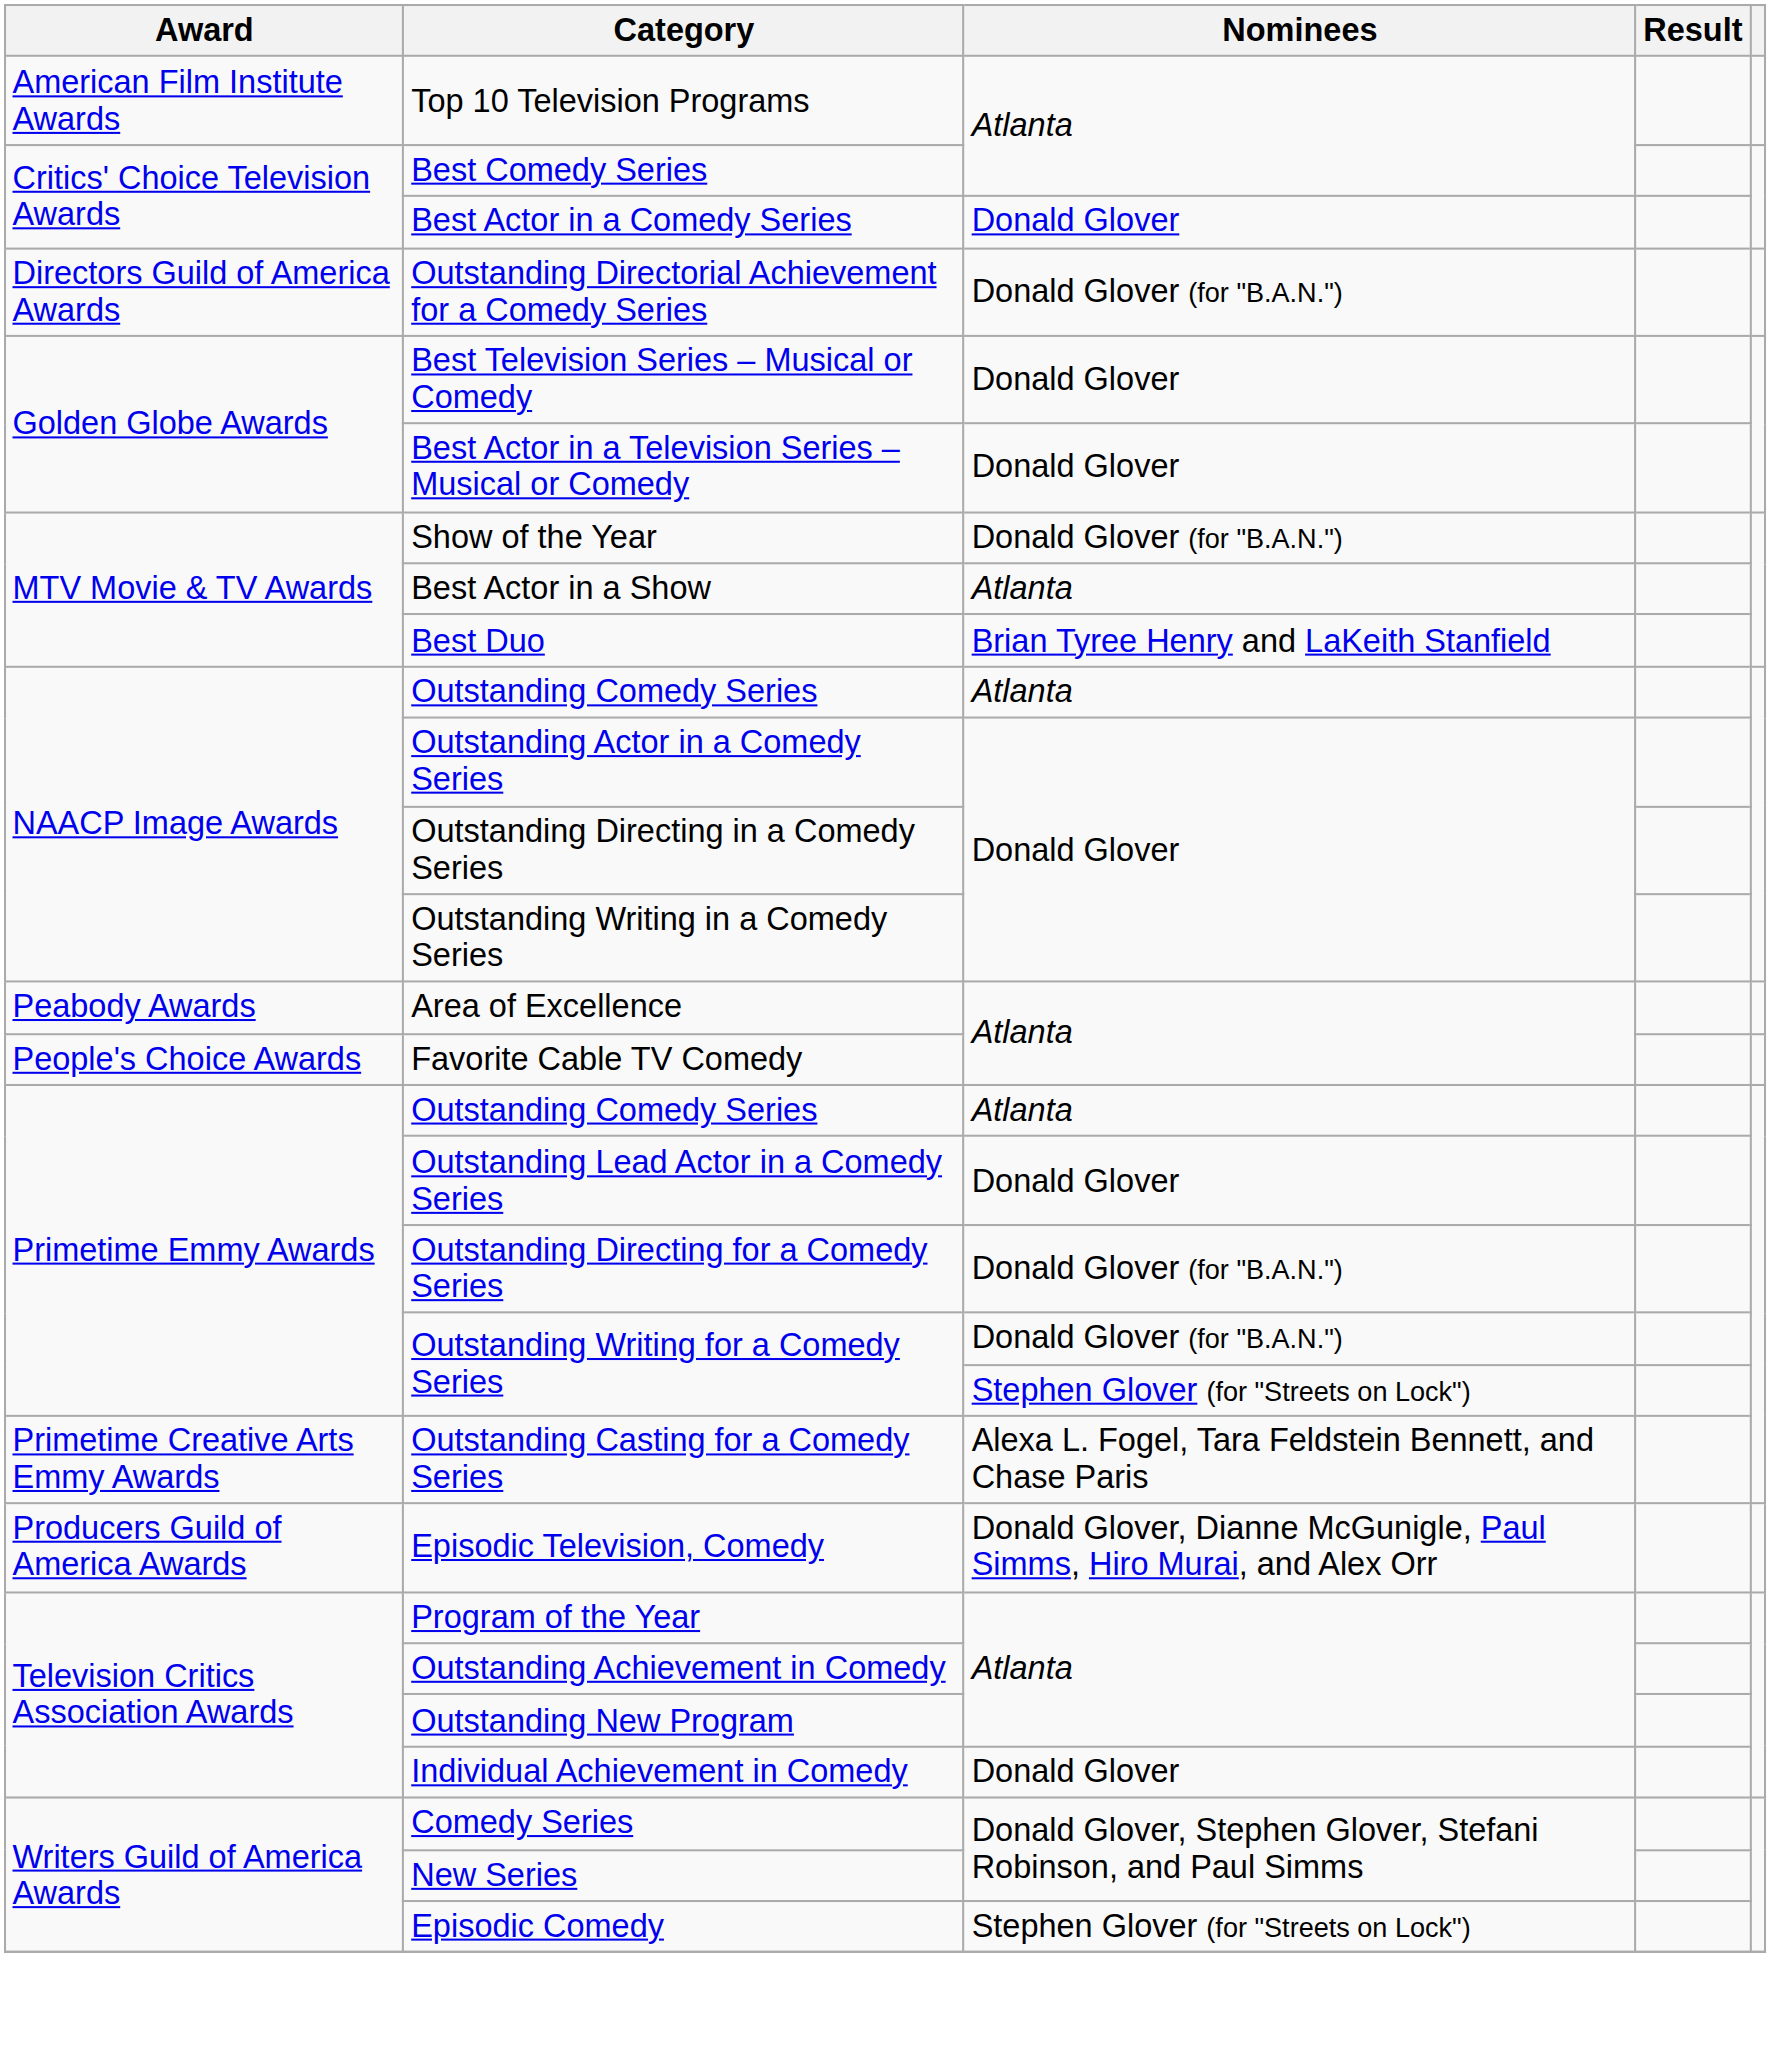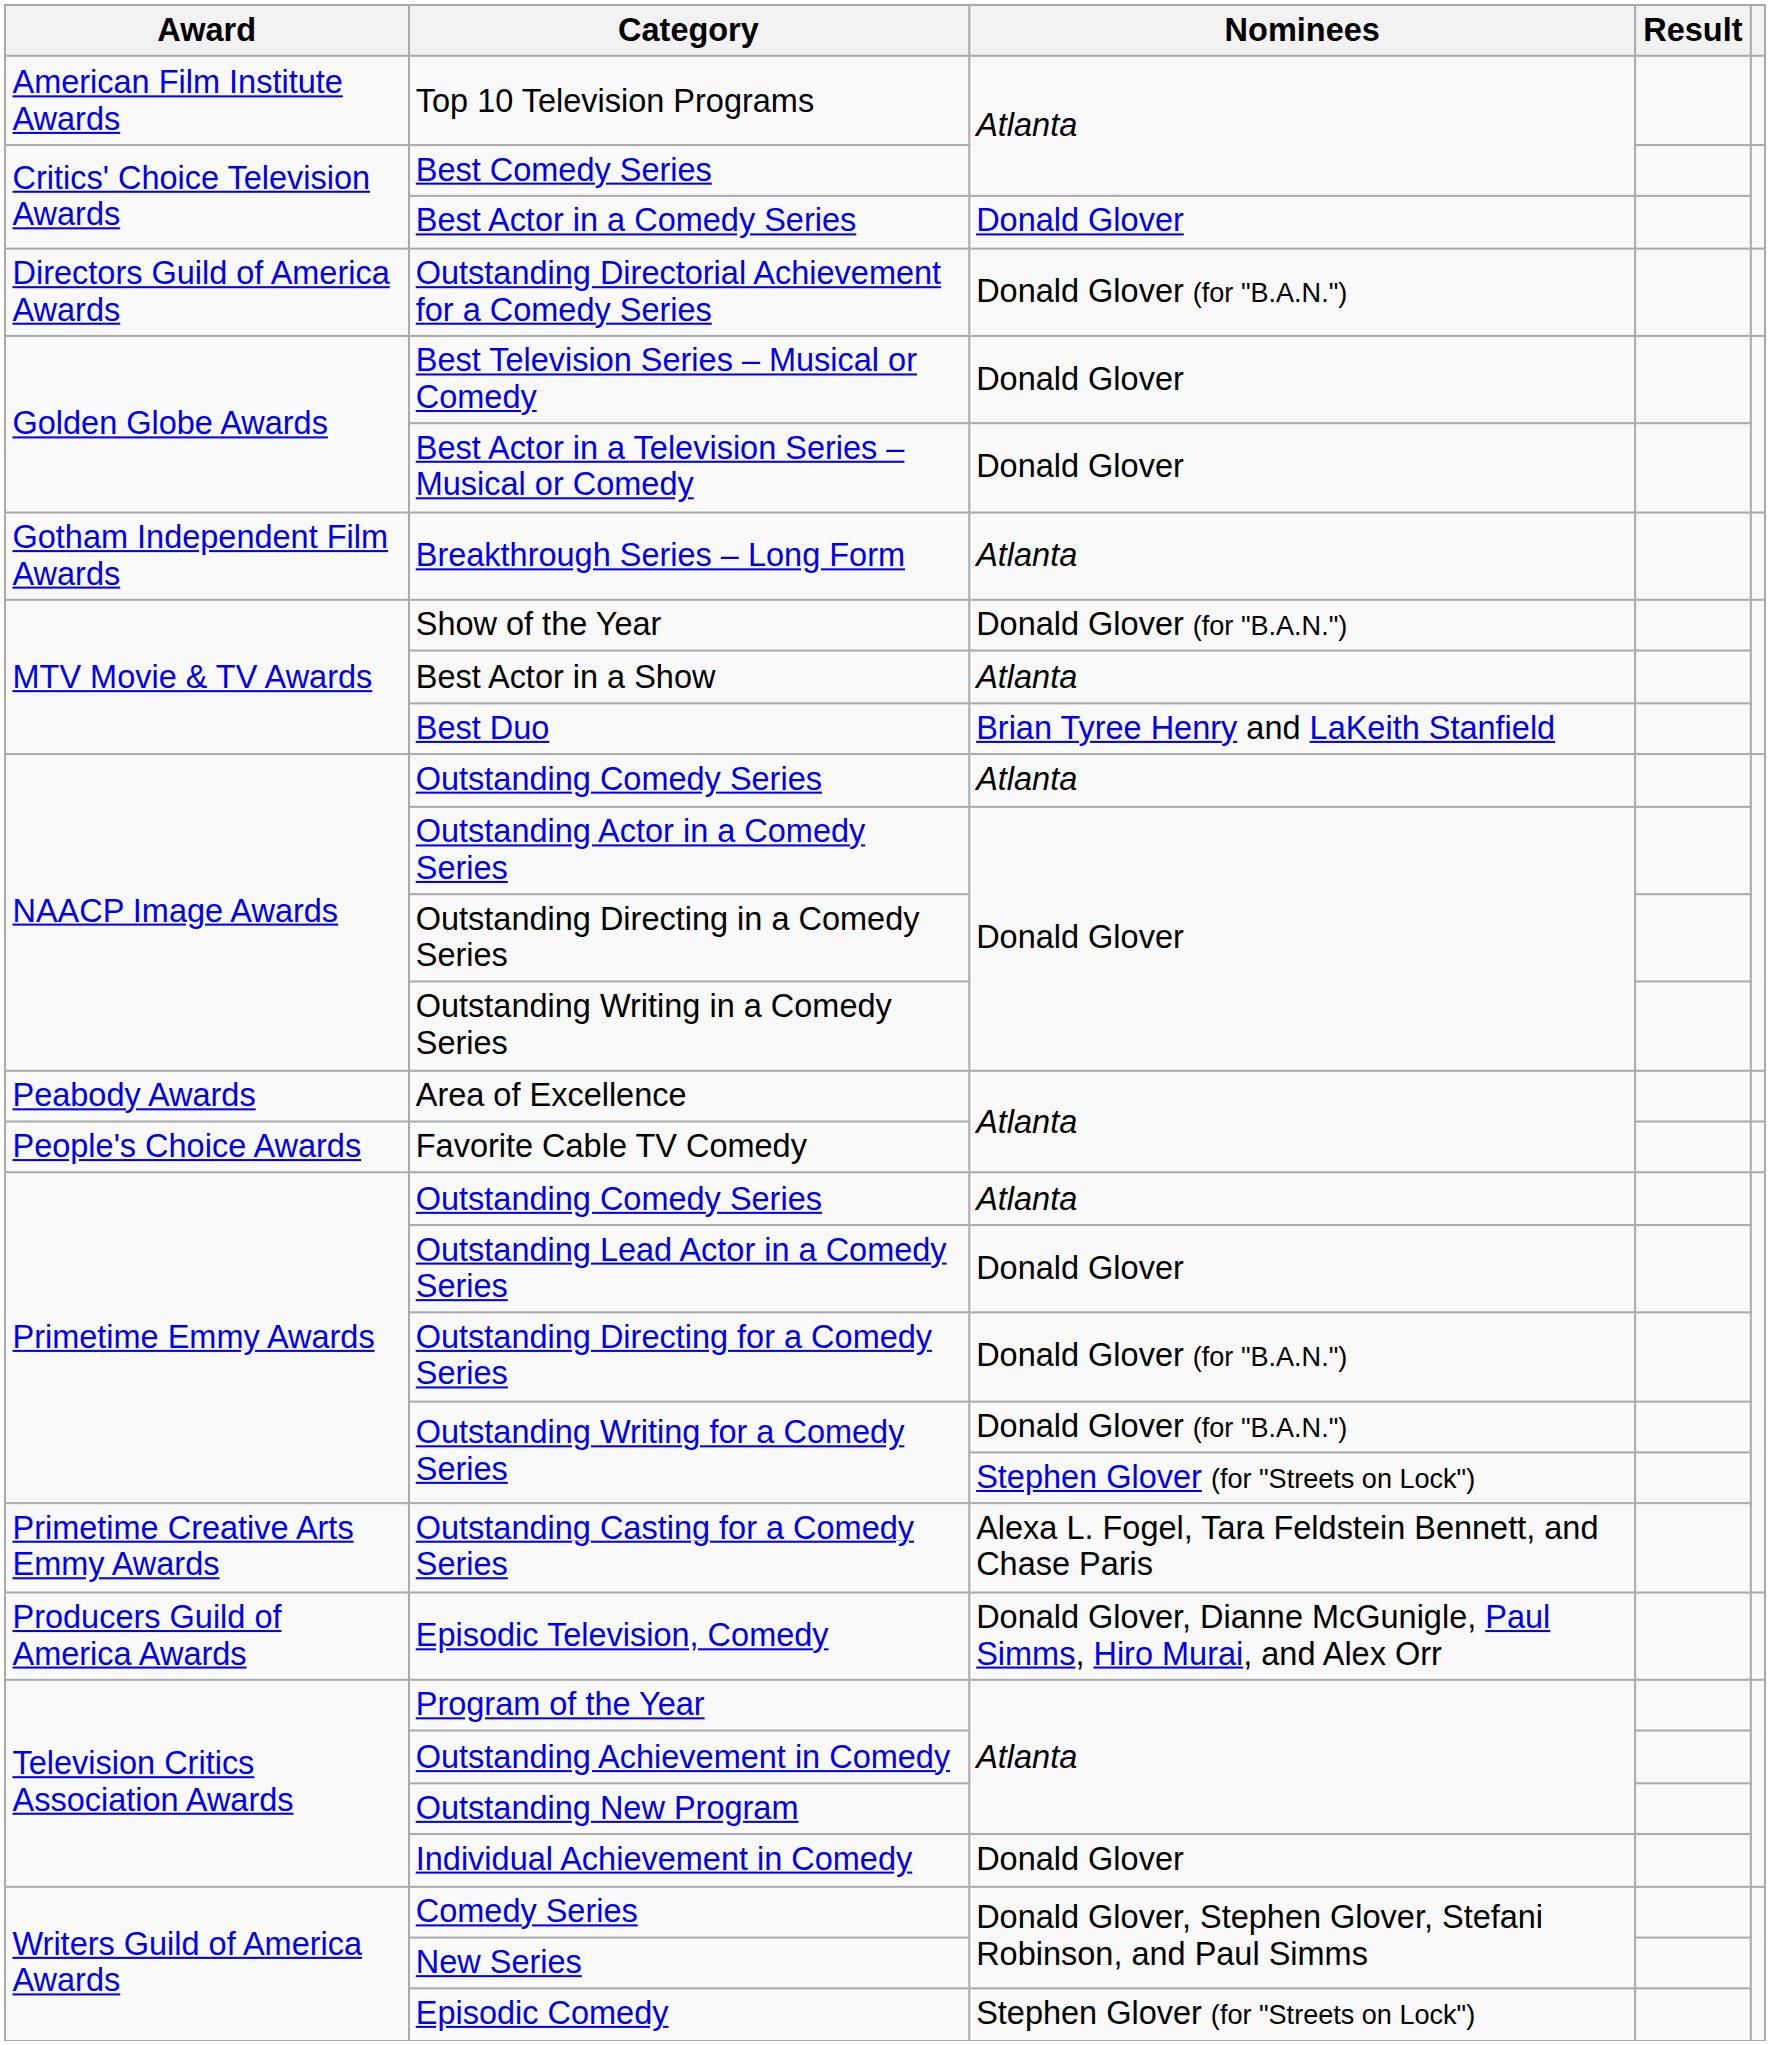+ row: (200, 555)
